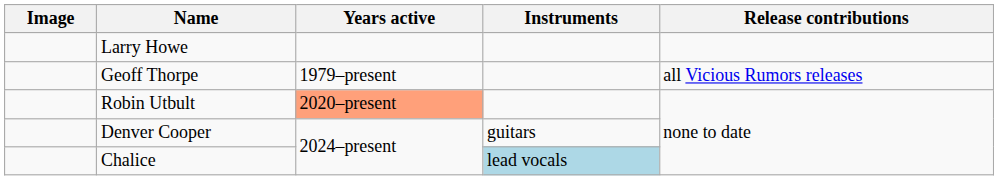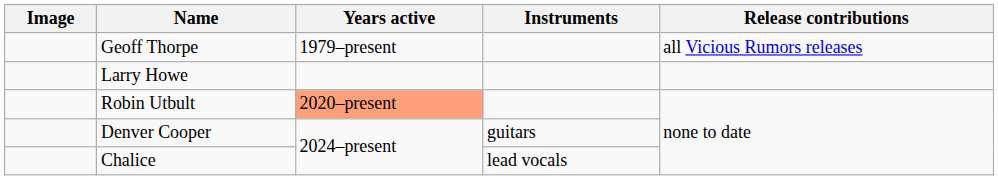rows swapped: (150, 75) <-> (144, 47)
(527, 160) lightblue background -> (527, 160) no background
